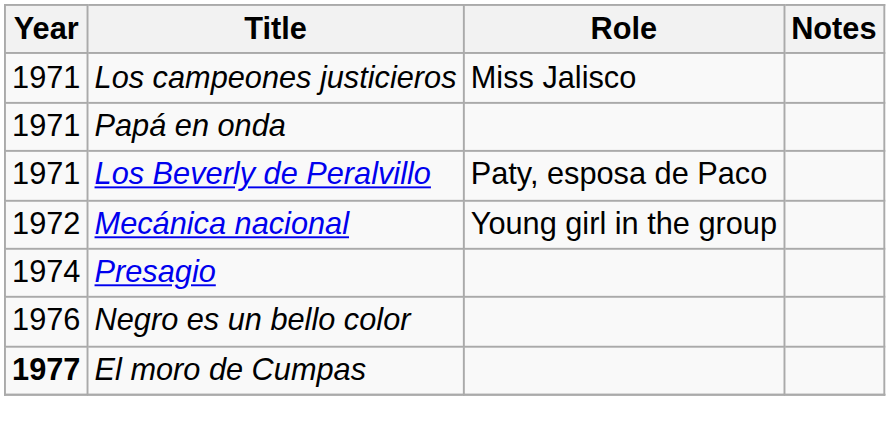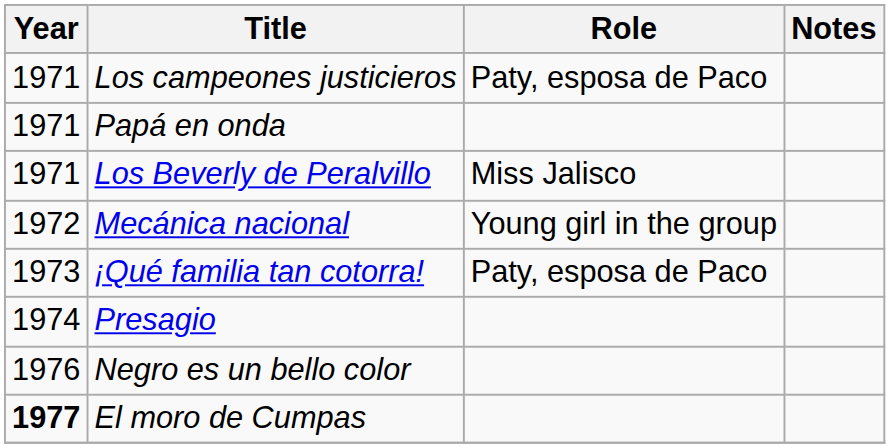(553, 77) Miss Jalisco -> (619, 77) Paty, esposa de Paco
(619, 175) Paty, esposa de Paco -> (553, 175) Miss Jalisco
+ row: (259, 272)
